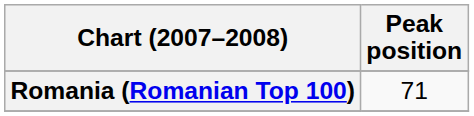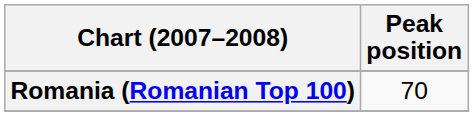(414, 90) 71 -> (414, 90) 70
